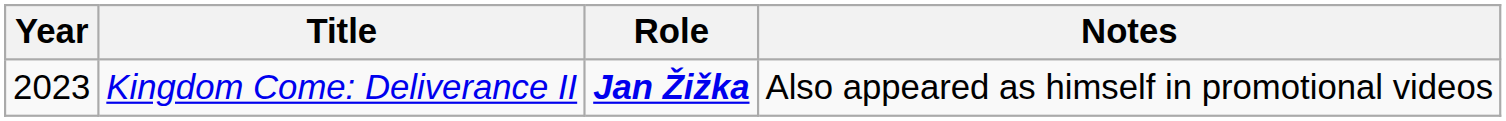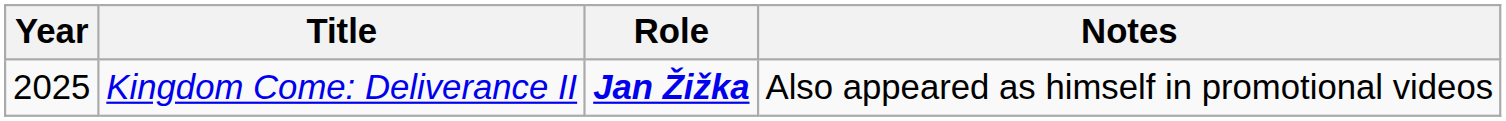(52, 87) 2023 -> (52, 87) 2025
